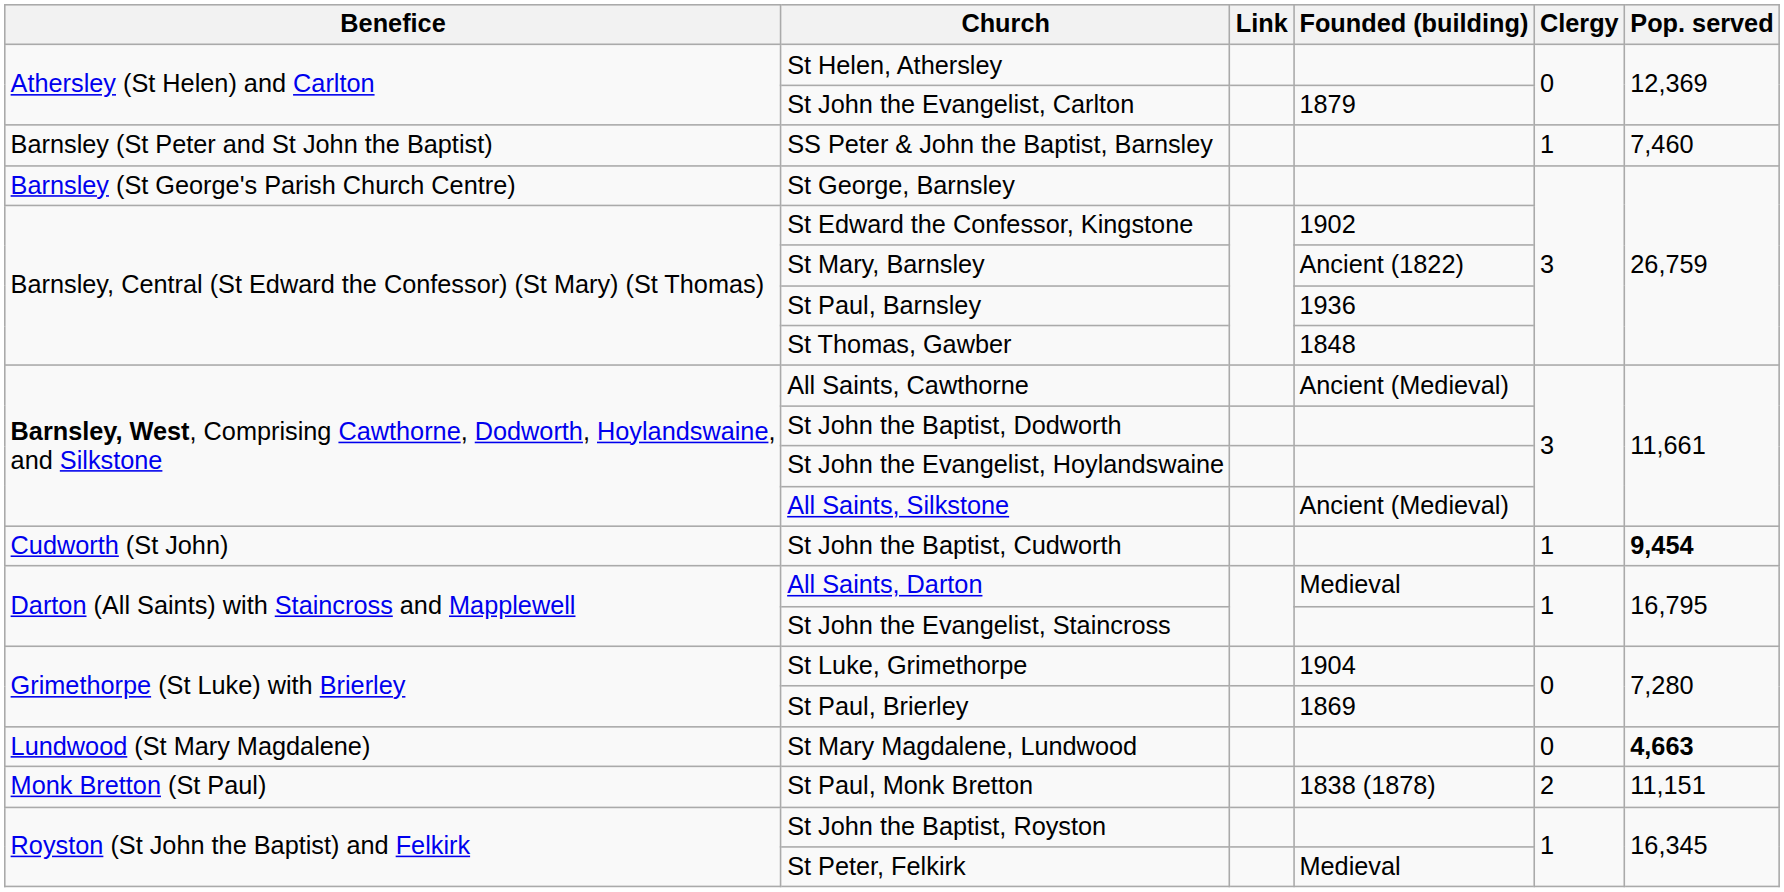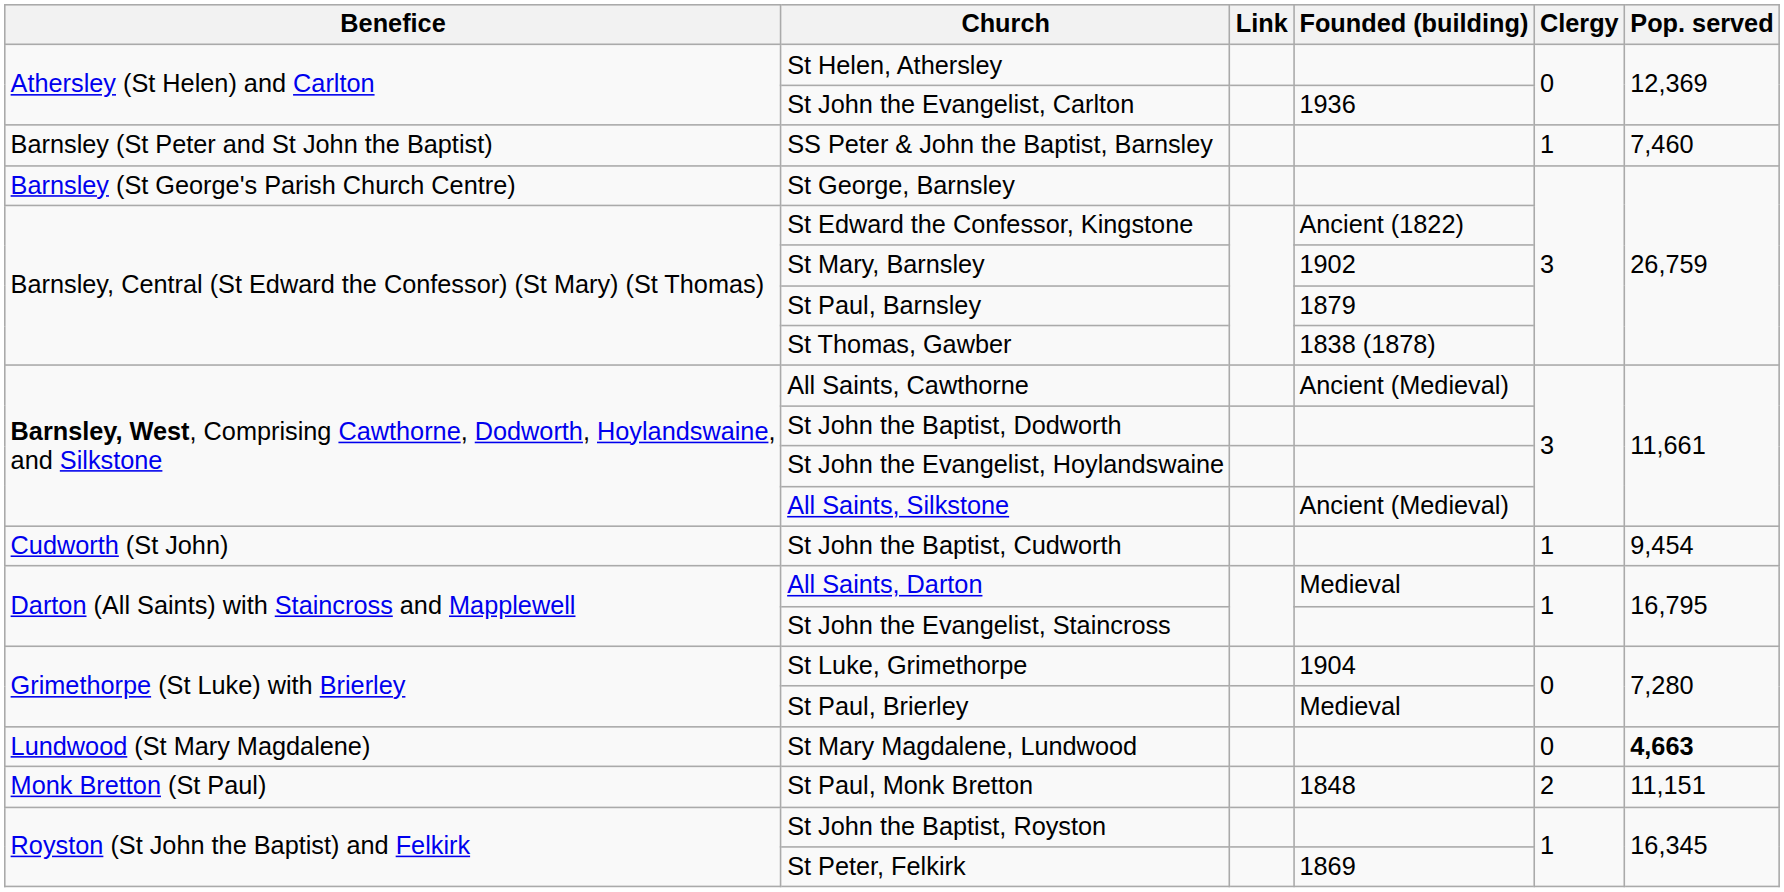(1328, 104) 1879 -> (1328, 104) 1936
(1328, 225) 1902 -> (1382, 225) Ancient (1822)
(1382, 265) Ancient (1822) -> (1328, 265) 1902
(1328, 305) 1936 -> (1328, 305) 1879
(1328, 345) 1848 -> (1368, 345) 1838 (1878)
(1662, 545) bold -> (1662, 545) normal
(1328, 706) 1869 -> (1350, 706) Medieval
(1368, 786) 1838 (1878) -> (1328, 786) 1848
(1350, 866) Medieval -> (1328, 866) 1869
